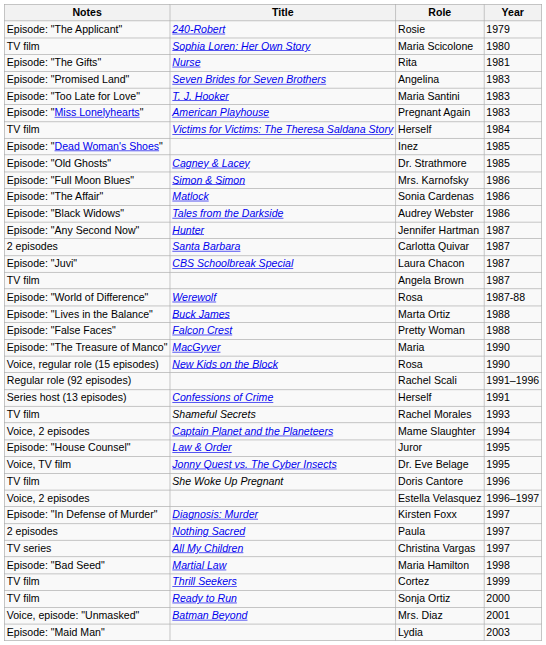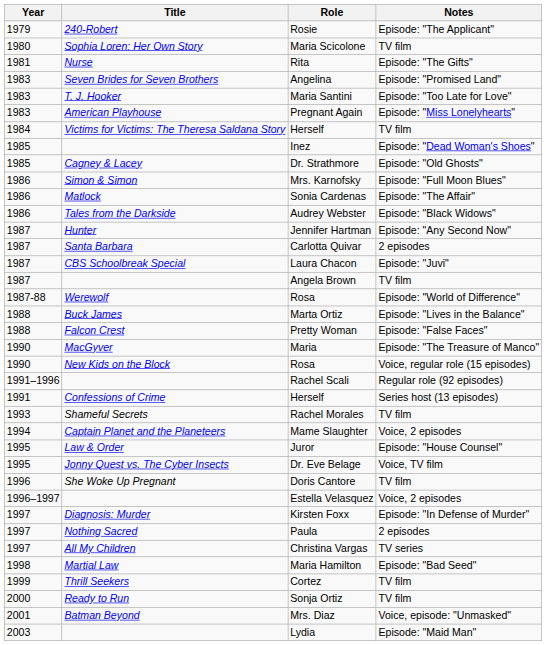columns swapped: (513, 12) <-> (87, 12)
